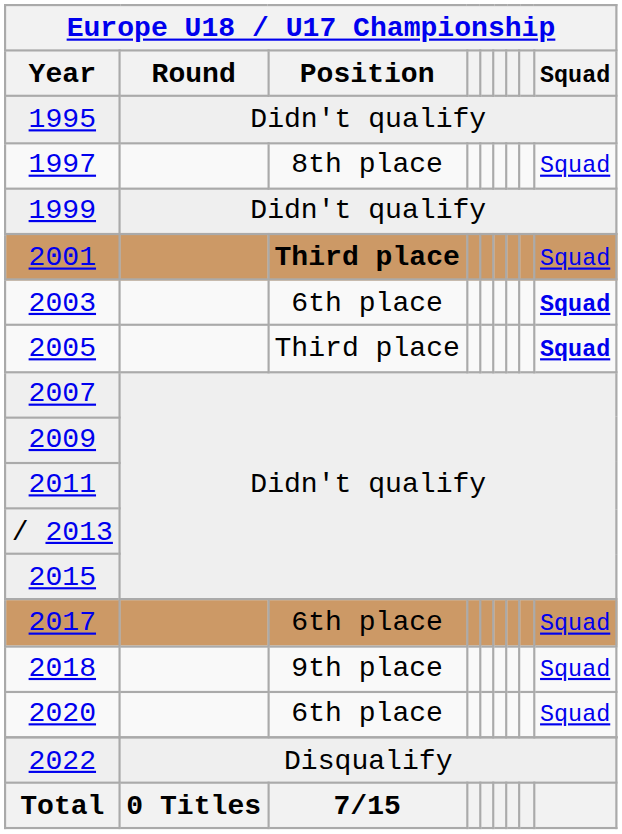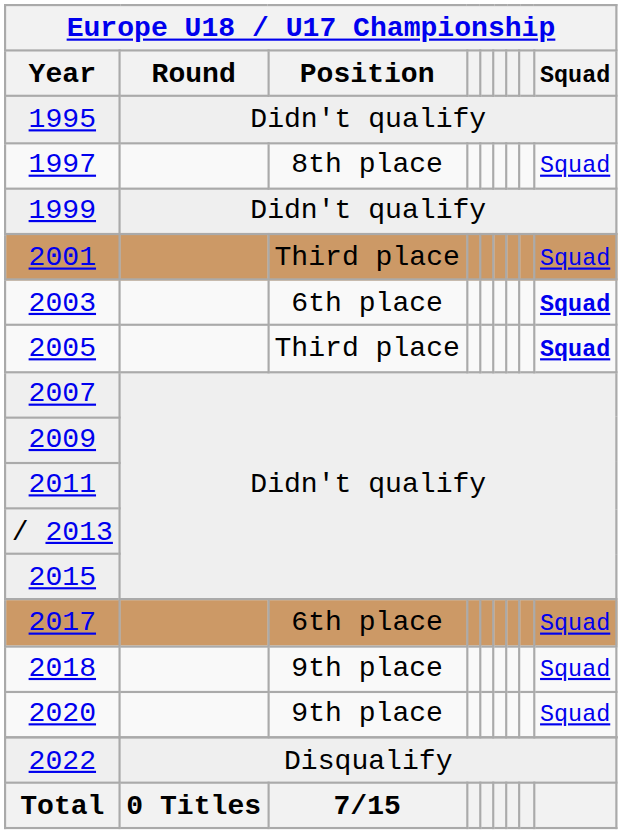(367, 257) bold -> (367, 257) normal
(367, 714) 6th place -> (367, 714) 9th place
